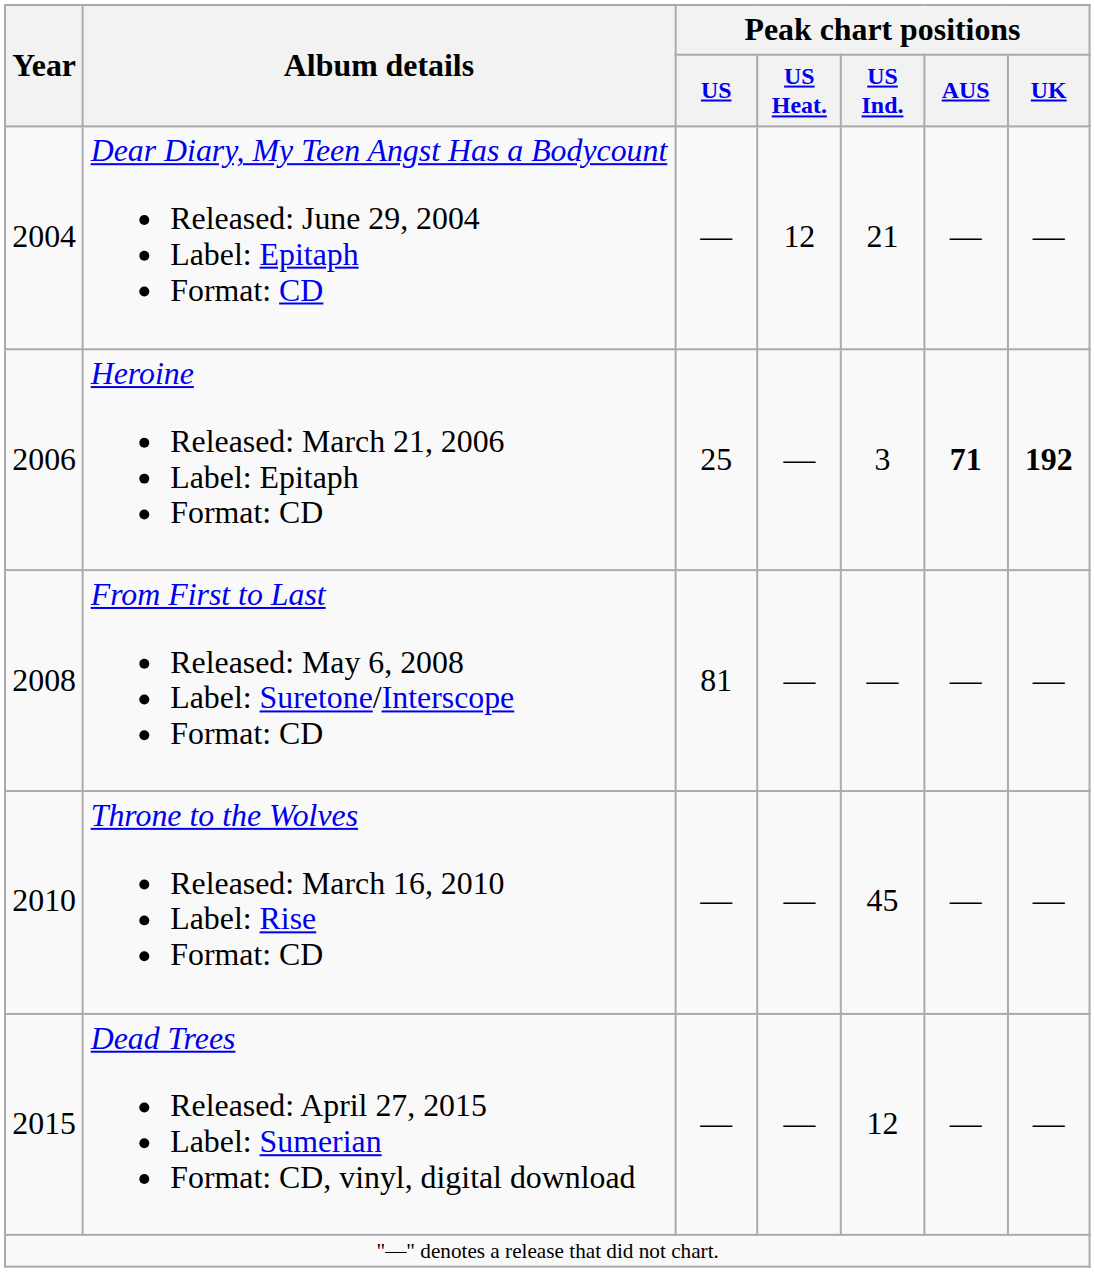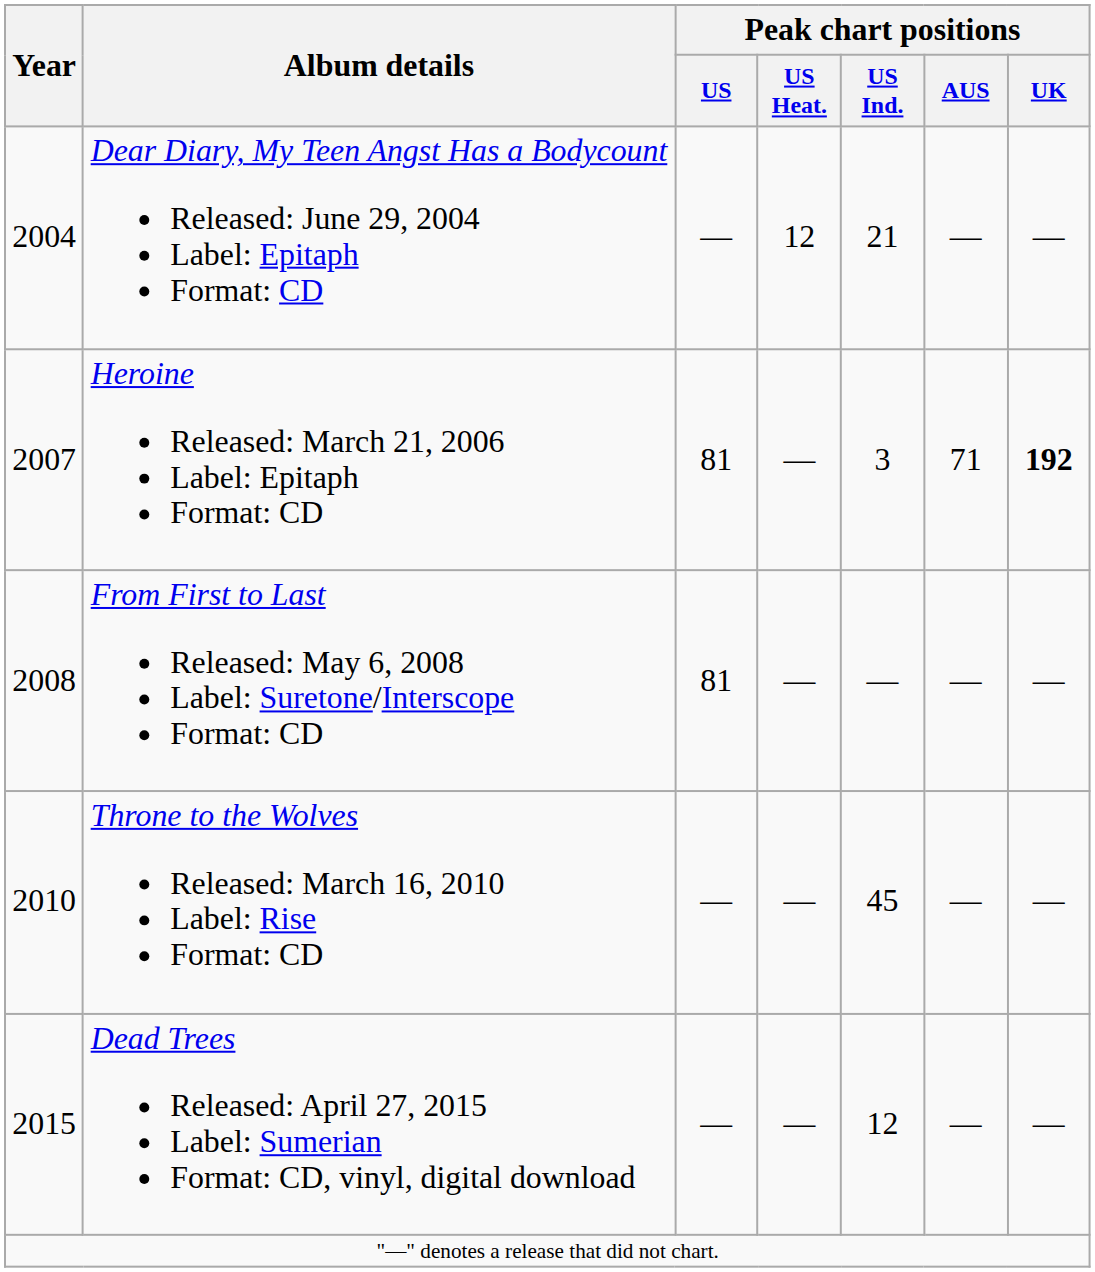(44, 458) 2006 -> (44, 458) 2007
(716, 458) 25 -> (716, 458) 81
(966, 458) bold -> (966, 458) normal
